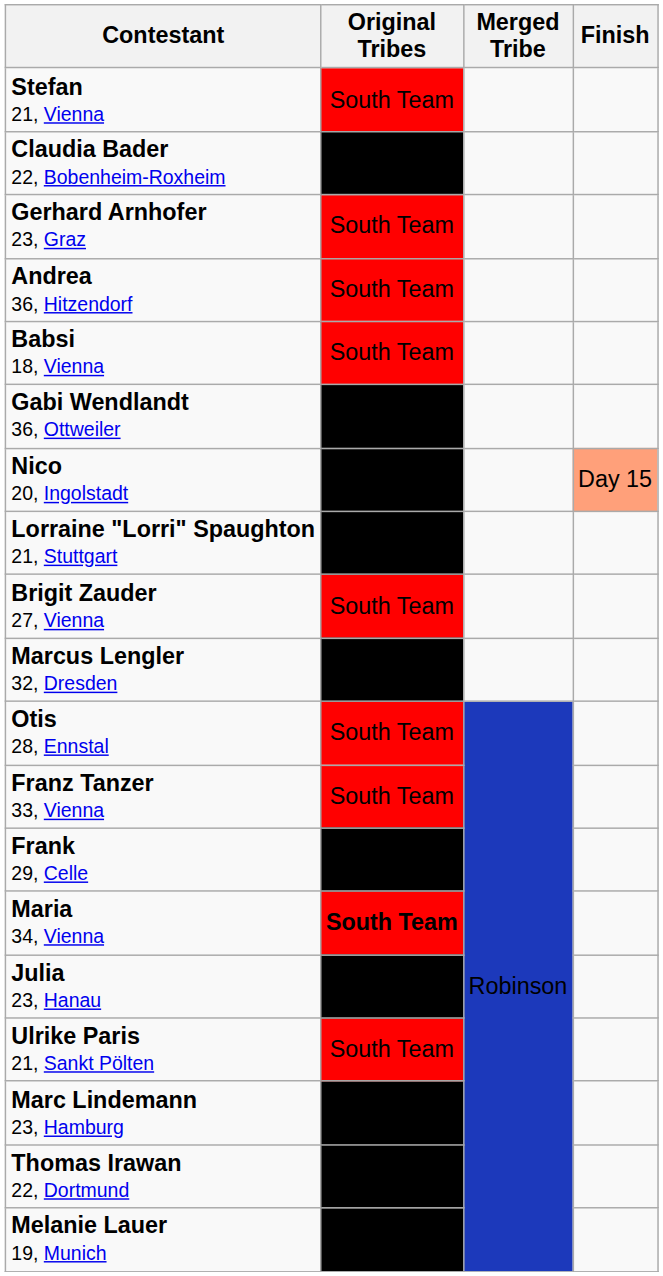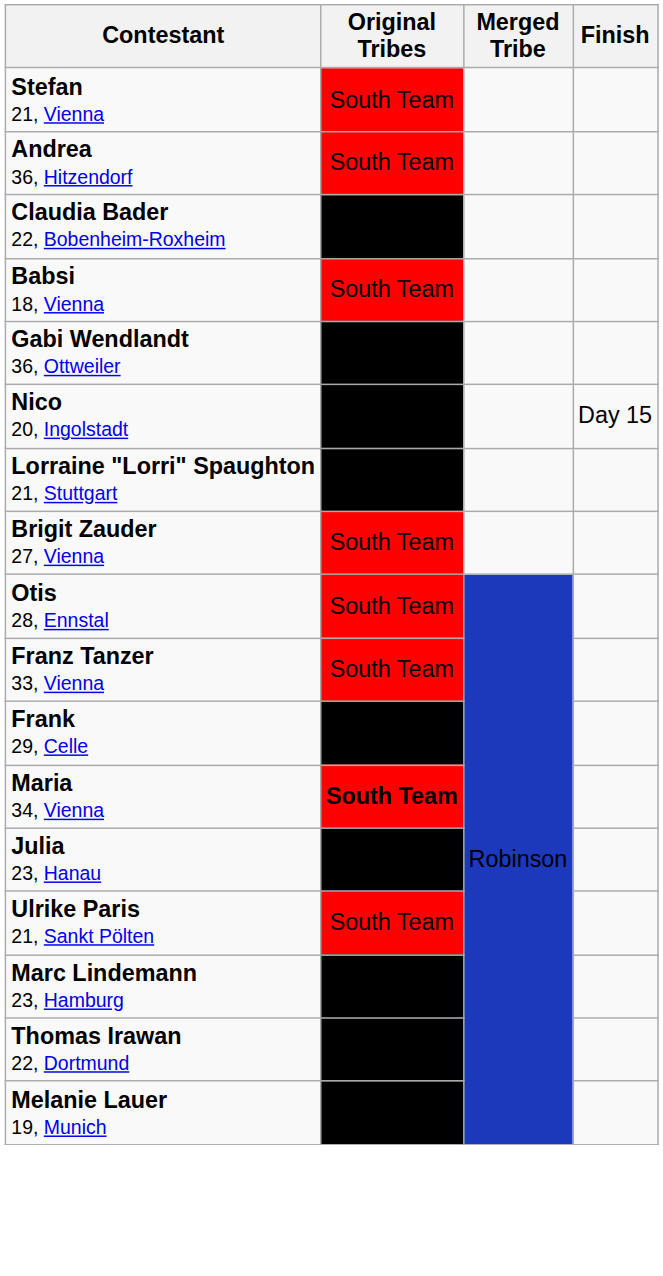rows swapped: (118, 162) <-> (72, 289)
- row: (109, 226)
(615, 479) lightsalmon background -> (615, 416) no background
- row: (98, 669)
